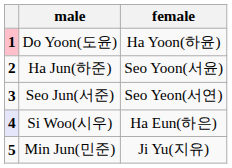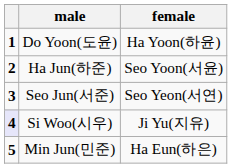(12, 42) pink background -> (12, 42) no background
(174, 122) Ha Eun(하은) -> (174, 122) Ji Yu(지유)
(174, 149) Ji Yu(지유) -> (174, 149) Ha Eun(하은)
